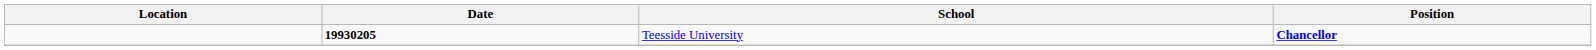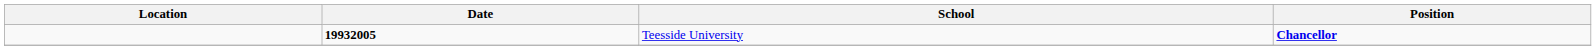(350, 34) 19930205 -> (350, 34) 19932005
